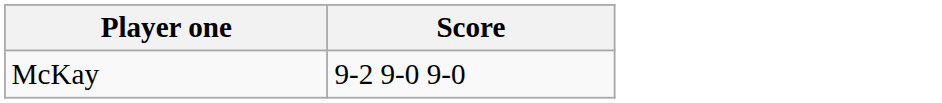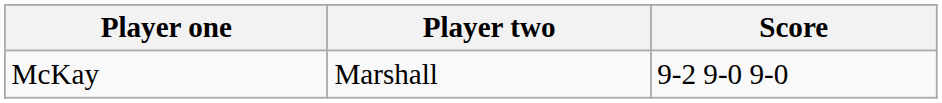+ column: (489, 27)
